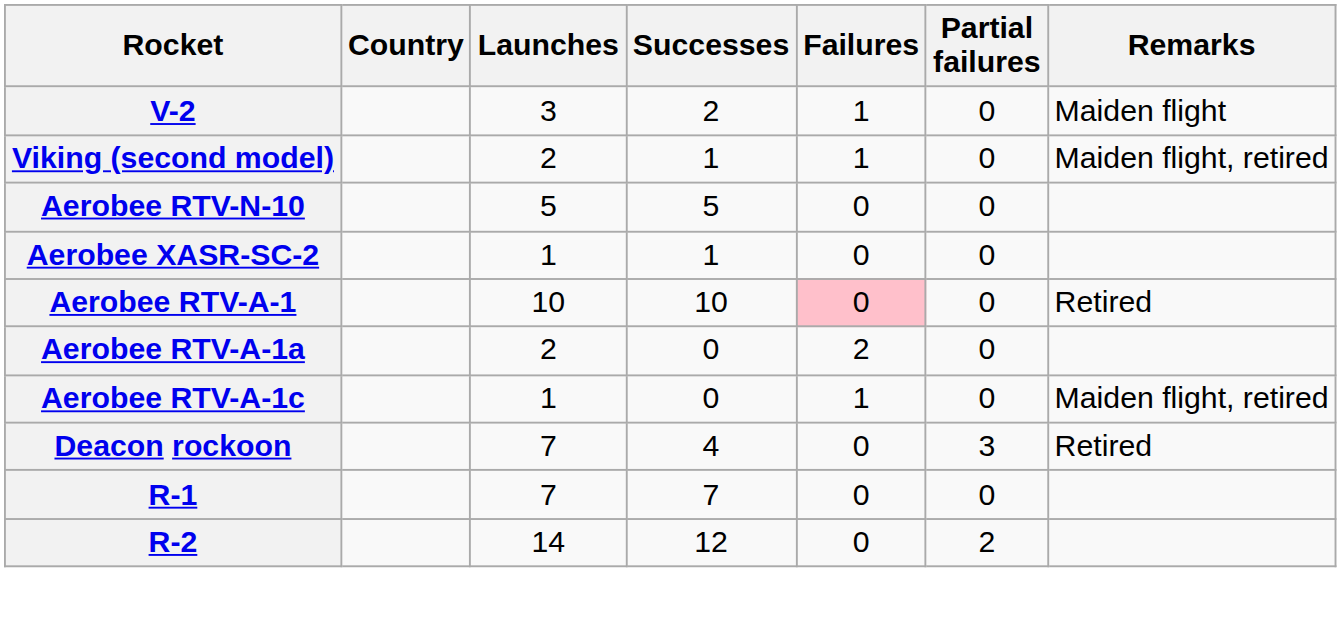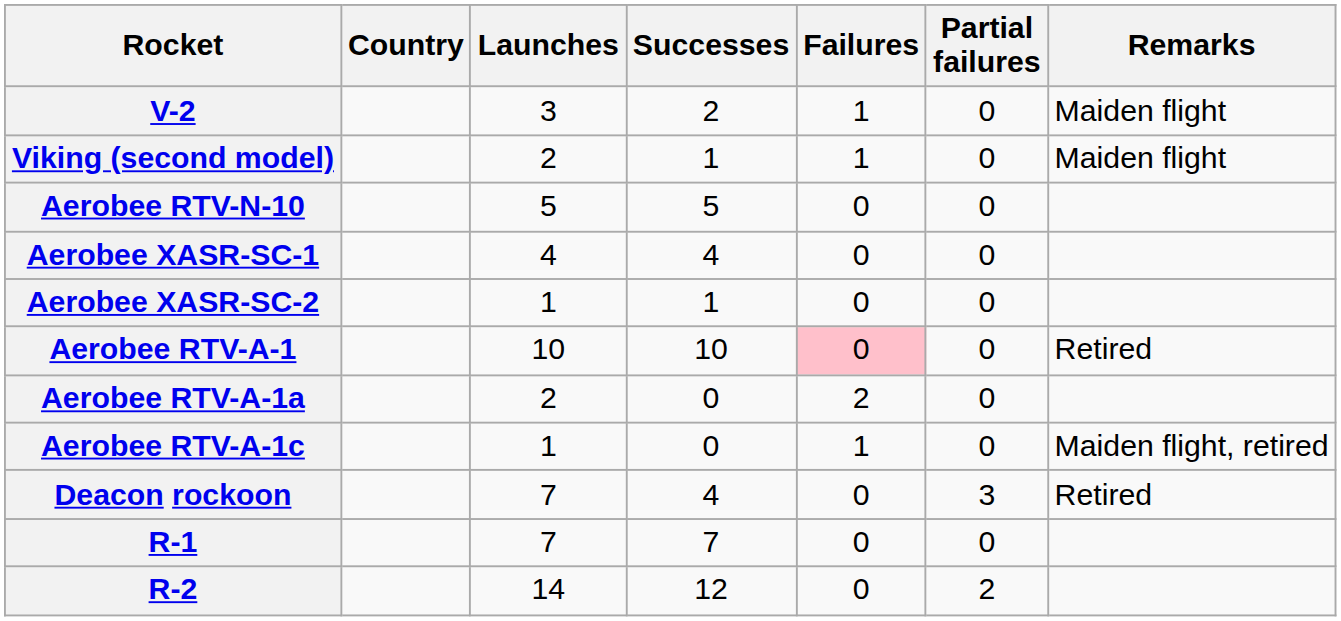(1192, 158) Maiden flight, retired -> (1140, 158) Maiden flight
+ row: (173, 254)
